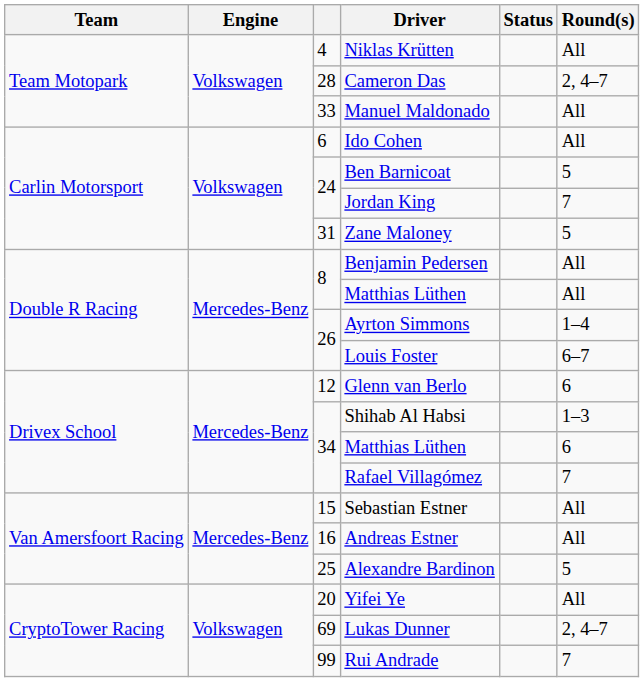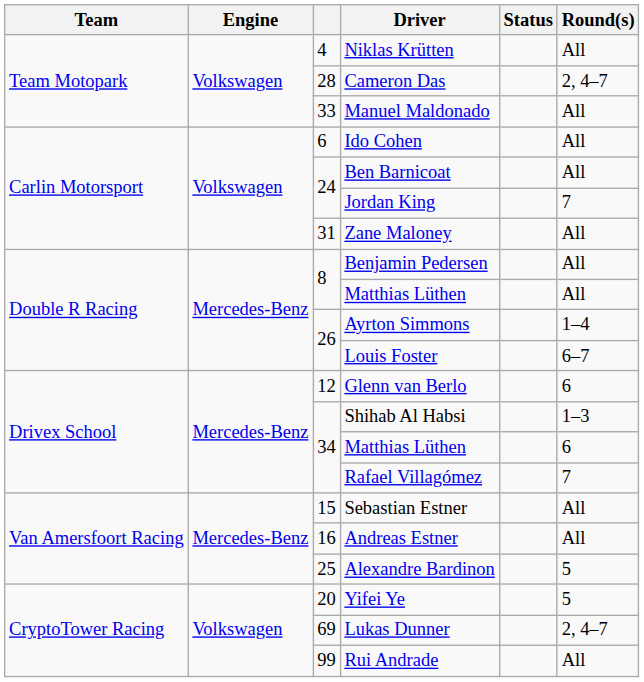(566, 171) 5 -> (573, 171) All
(566, 232) 5 -> (573, 232) All
(573, 599) All -> (566, 599) 5
(566, 660) 7 -> (573, 660) All
